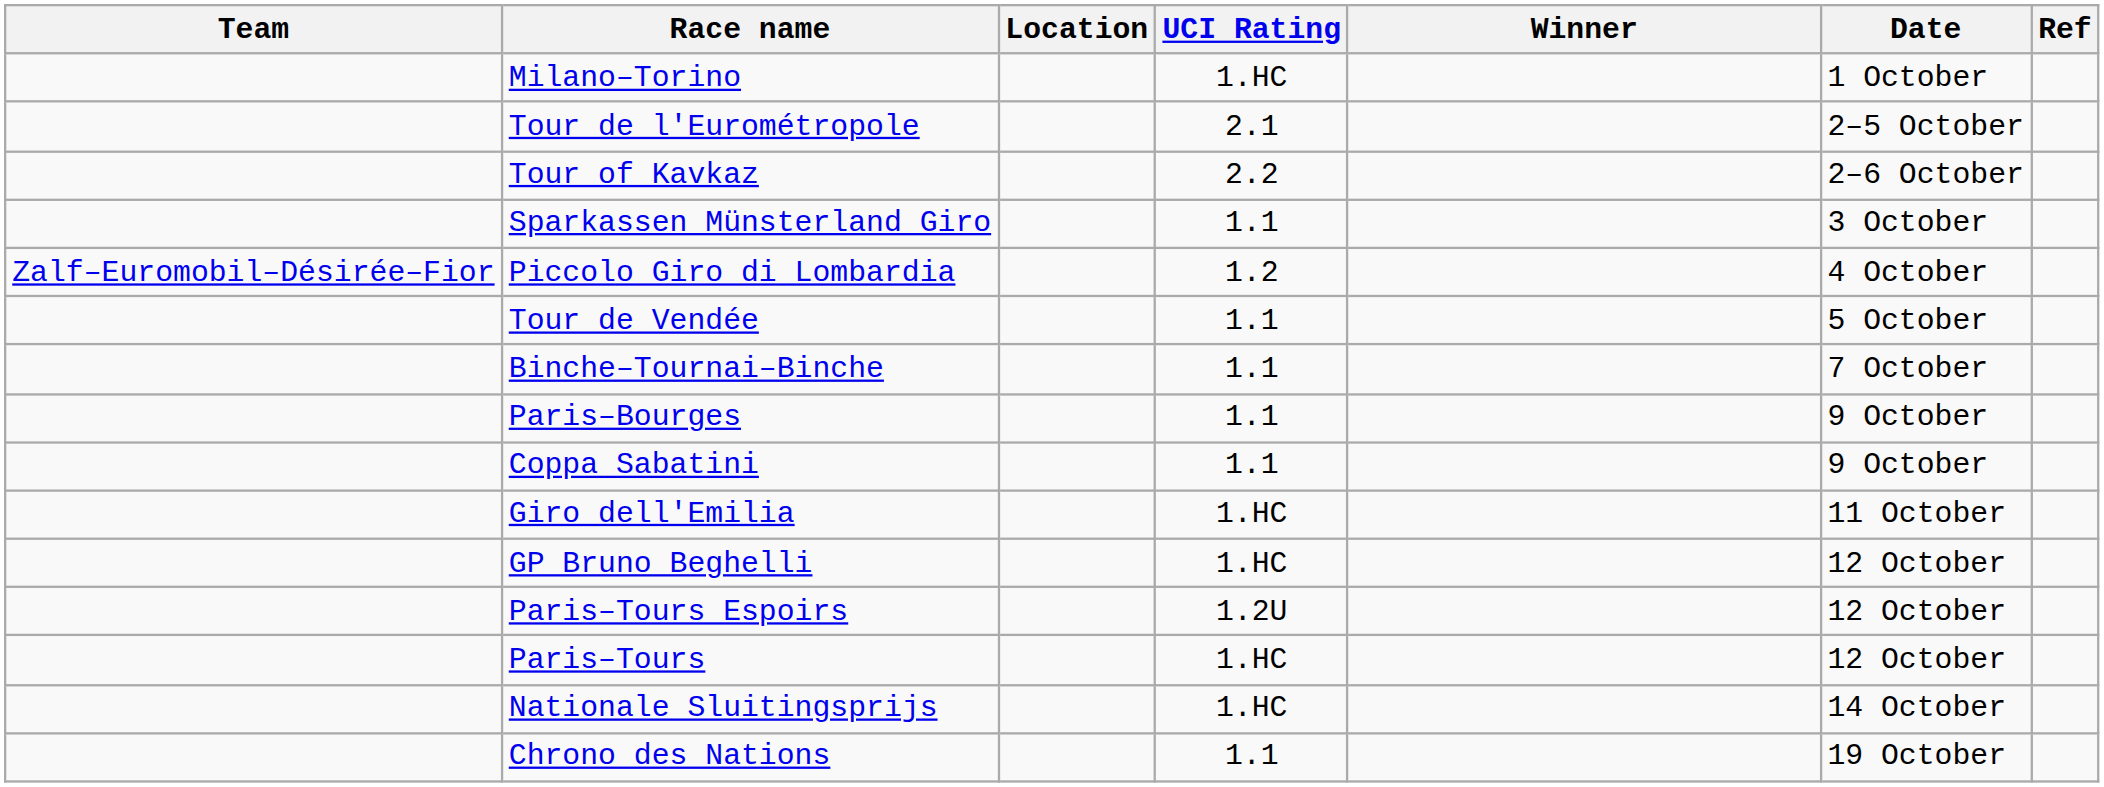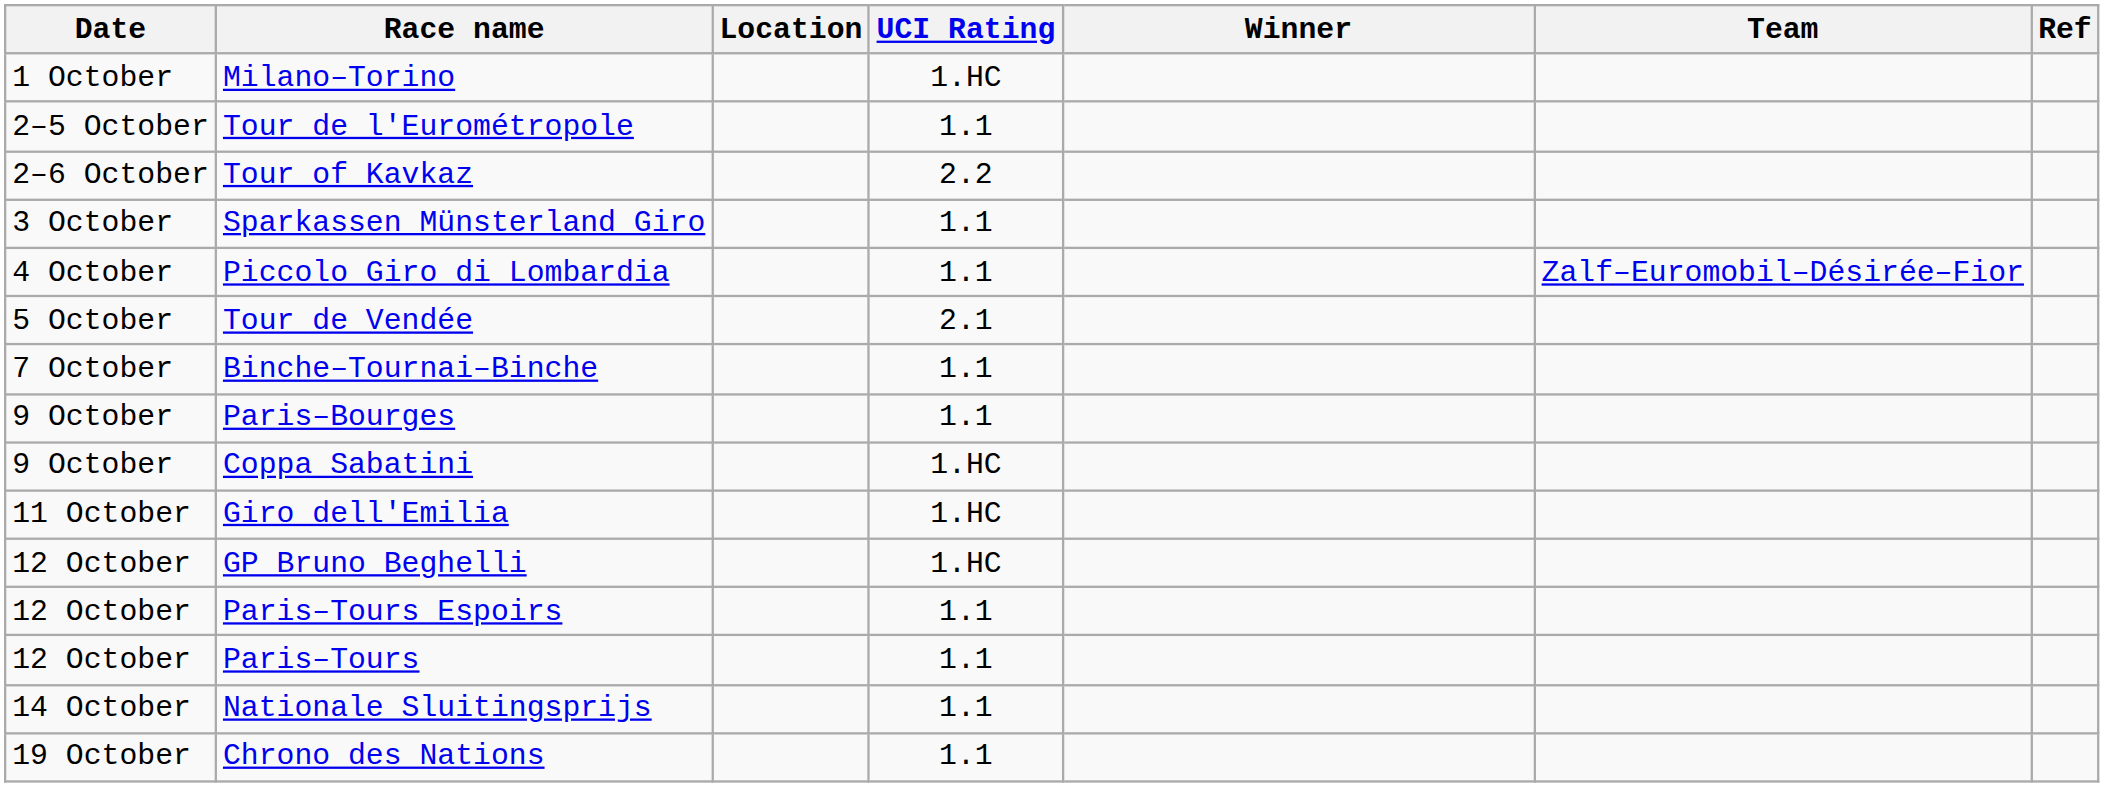columns swapped: (1926, 29) <-> (253, 29)
(1252, 126) 2.1 -> (966, 126) 1.1
(1252, 272) 1.2 -> (966, 272) 1.1
(1252, 321) 1.1 -> (966, 321) 2.1
(1252, 466) 1.1 -> (966, 466) 1.HC
(1252, 612) 1.2U -> (966, 612) 1.1
(1252, 660) 1.HC -> (966, 660) 1.1
(1252, 709) 1.HC -> (966, 709) 1.1
